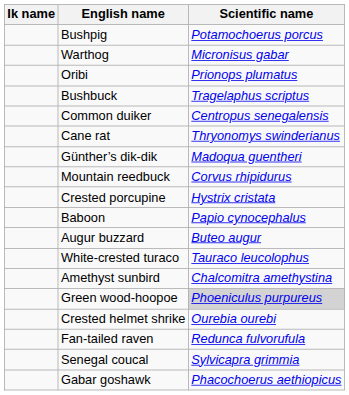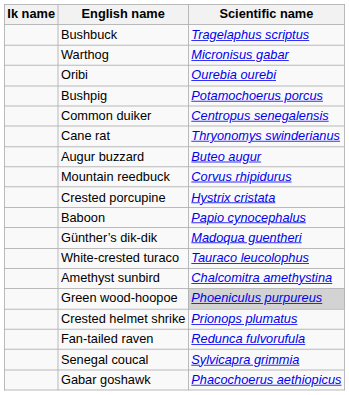rows swapped: (84, 34) <-> (89, 95)
(244, 75) Prionops plumatus -> (234, 75) Ourebia ourebi
rows swapped: (109, 156) <-> (103, 237)
(234, 319) Ourebia ourebi -> (244, 319) Prionops plumatus
